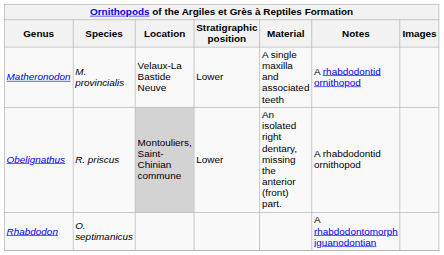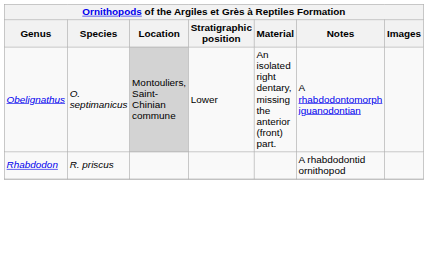- row: (39, 77)
(97, 160) R. priscus -> (99, 99) O. septimanicus
(347, 160) A rhabdodontid ornithopod -> (340, 99) A rhabdodontomorph iguanodontian
(104, 231) O. septimanicus -> (92, 165) R. priscus
(356, 231) A rhabdodontomorph iguanodontian -> (332, 165) A rhabdodontid ornithopod
